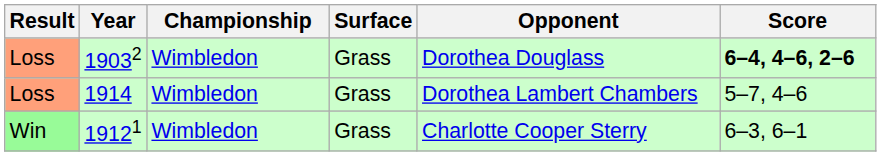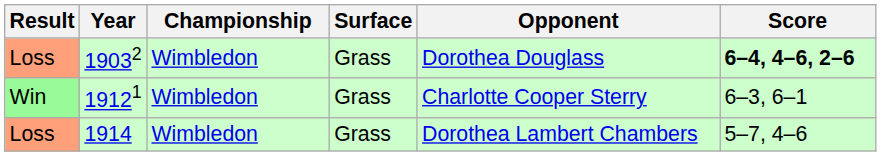rows swapped: (113, 131) <-> (108, 94)
